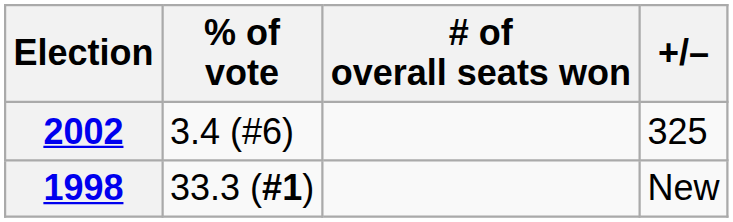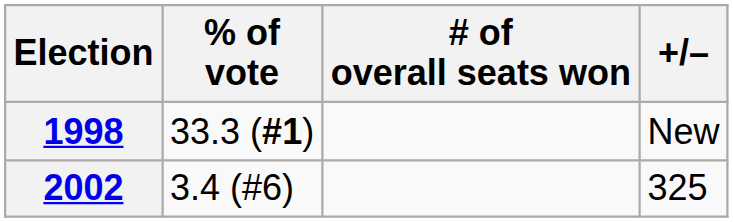rows swapped: (83, 187) <-> (83, 130)
